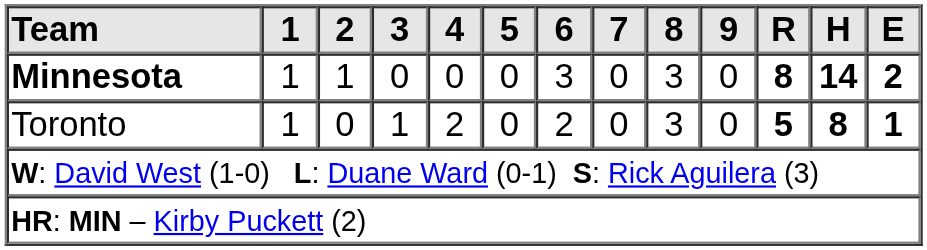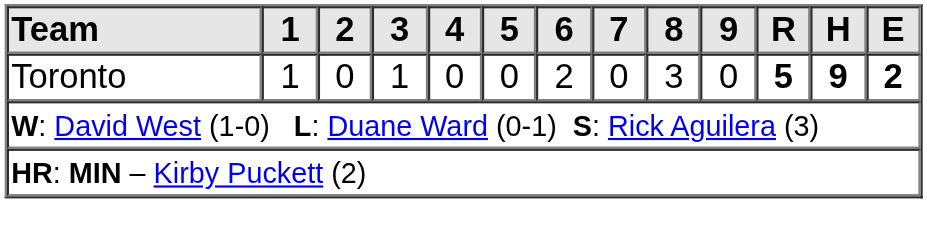- row: (97, 76)
(455, 124) 2 -> (455, 76) 0
(838, 124) 8 -> (838, 76) 9
(893, 124) 1 -> (893, 76) 2
